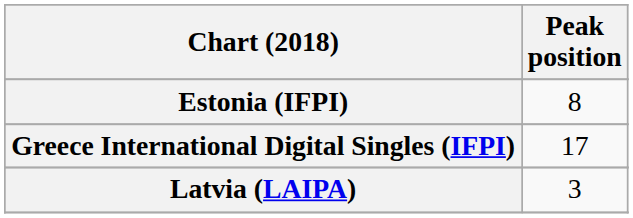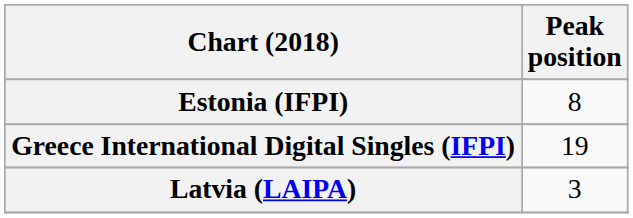(575, 145) 17 -> (575, 145) 19
